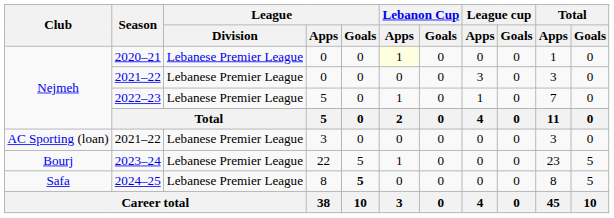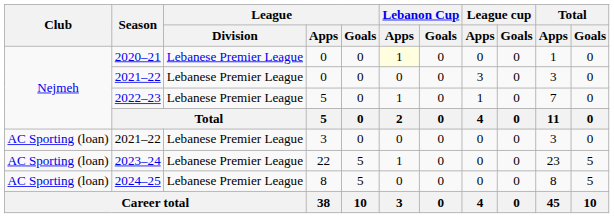(58, 160) Bourj -> (58, 160) AC Sporting (loan)
(58, 181) Safa -> (58, 181) AC Sporting (loan)
(360, 181) bold -> (360, 181) normal
